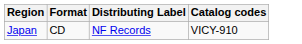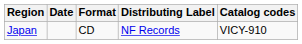+ column: (61, 13)
